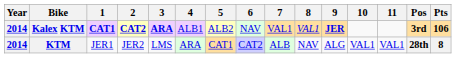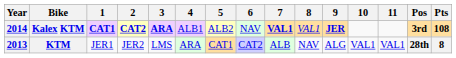(280, 28) normal -> (280, 28) bold
(441, 28) 106 -> (441, 28) 108
(17, 45) 2014 -> (17, 45) 2013
